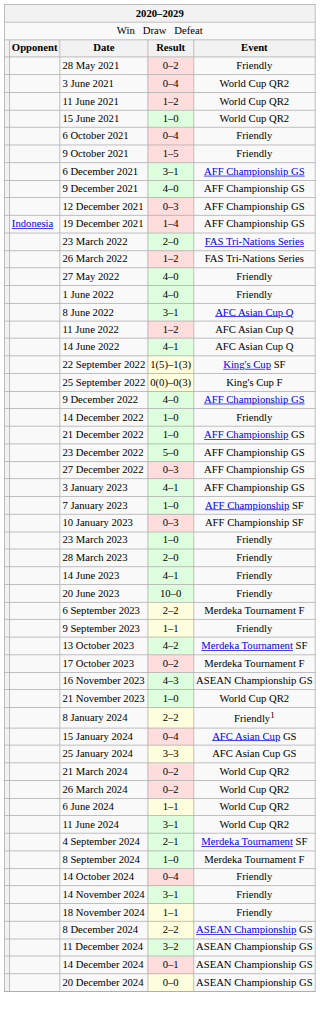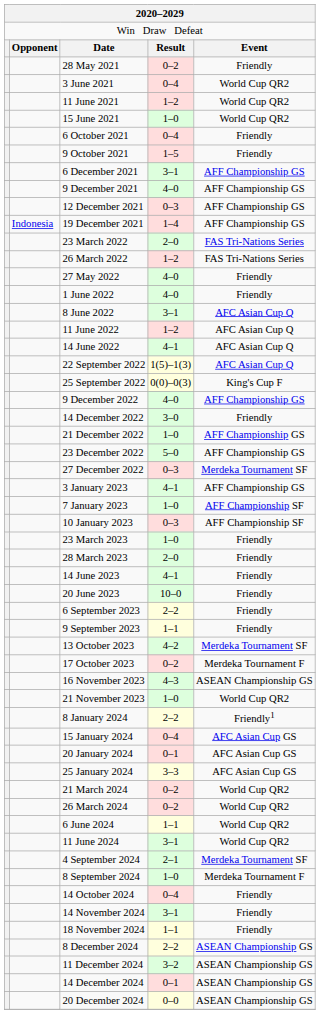(254, 365) King's Cup SF -> (254, 365) AFC Asian Cup Q
(171, 417) 1–0 -> (171, 417) 3–0
(254, 470) AFF Championship GS -> (254, 470) Merdeka Tournament SF
(254, 611) Merdeka Tournament F -> (254, 611) Friendly
+ row: (98, 754)
